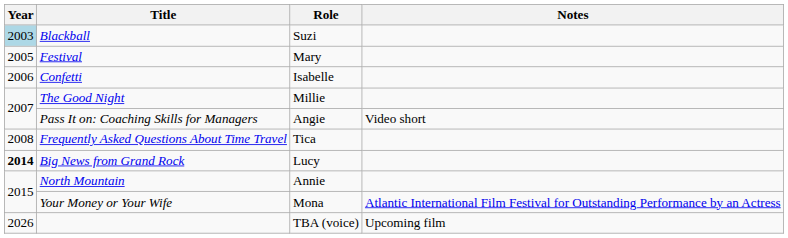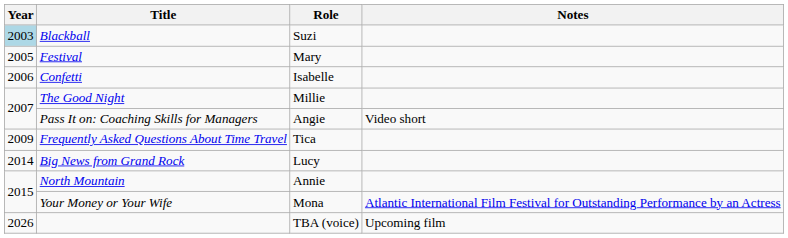(21, 139) 2008 -> (21, 139) 2009
(21, 160) bold -> (21, 160) normal
